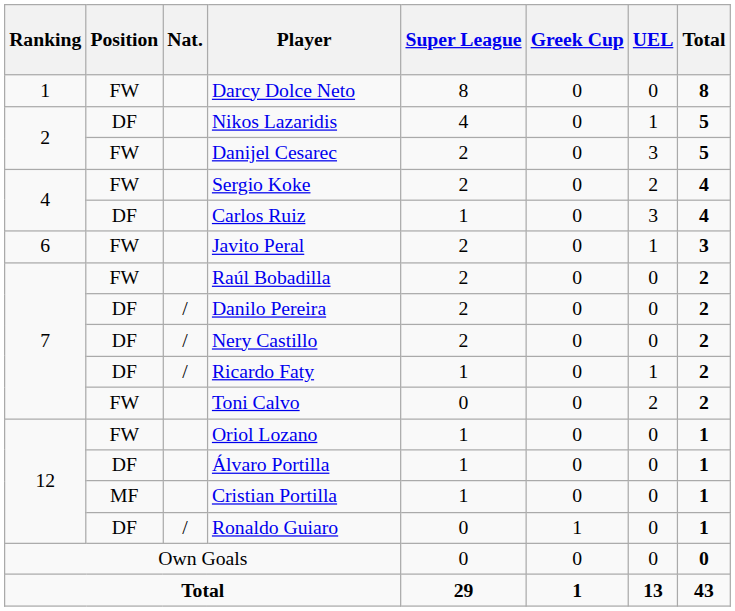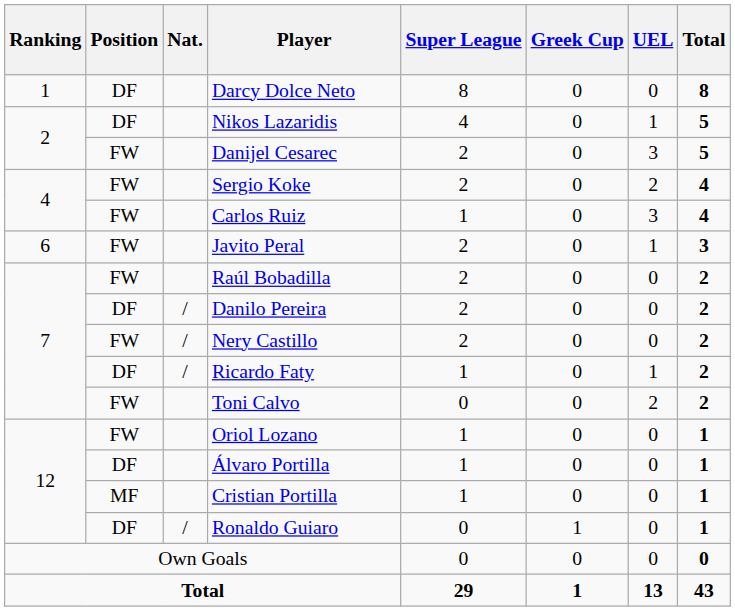(124, 90) FW -> (124, 90) DF
(124, 215) DF -> (124, 215) FW
(124, 340) DF -> (124, 340) FW
